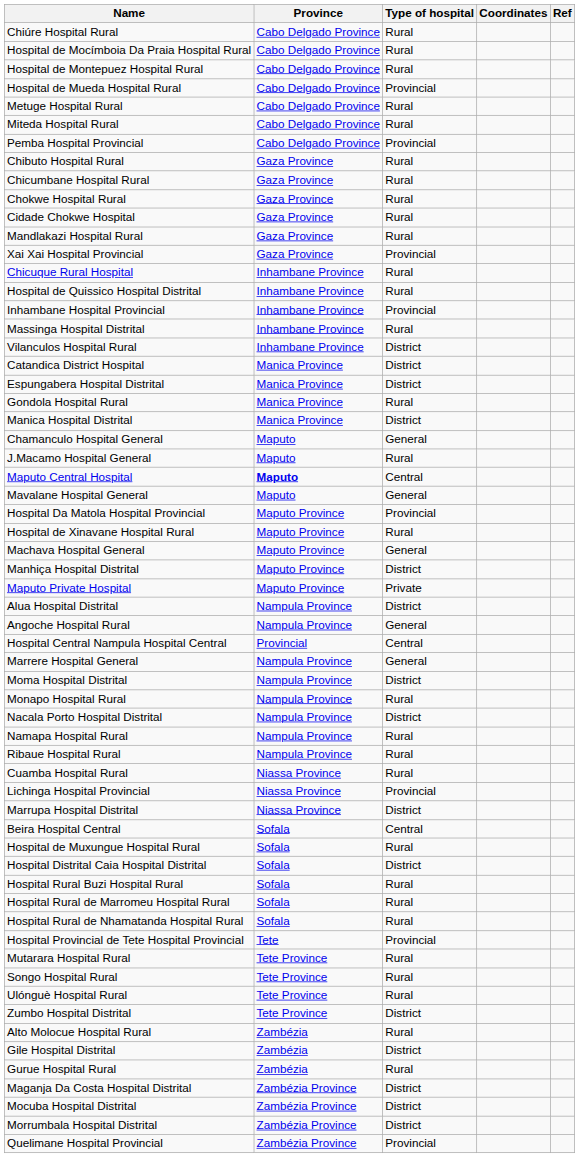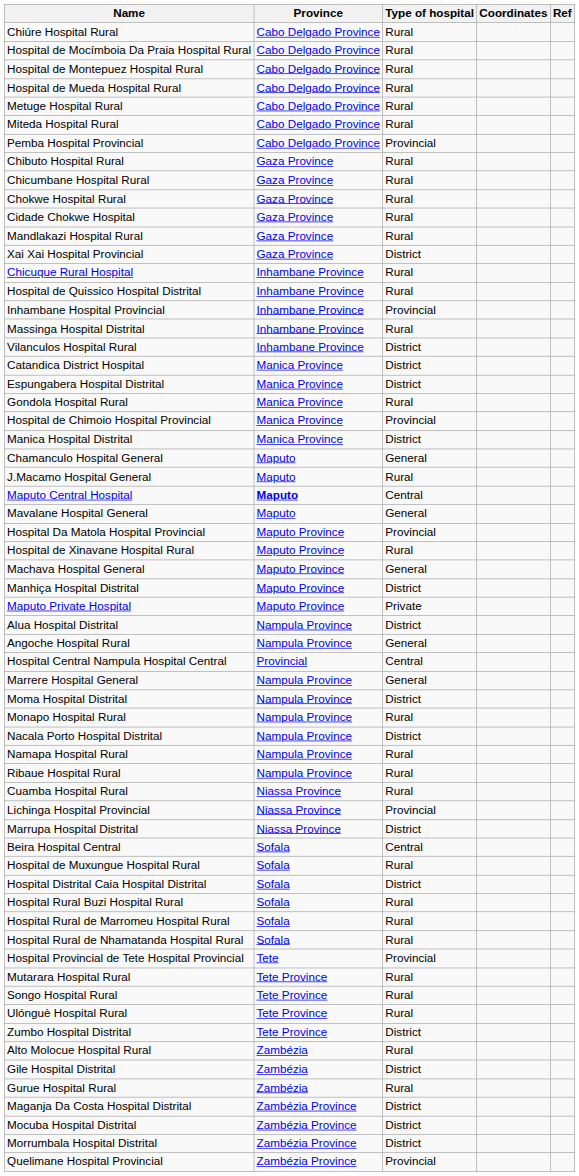(411, 87) Provincial -> (399, 87) Rural
(411, 254) Provincial -> (403, 254) District
+ row: (109, 421)
